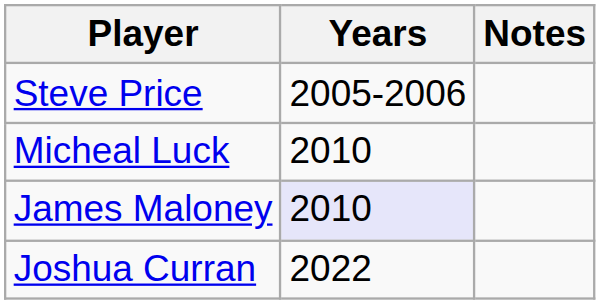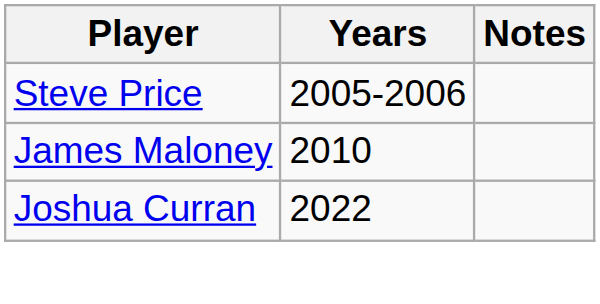- row: (122, 151)
(331, 209) lavender background -> (331, 151) no background
